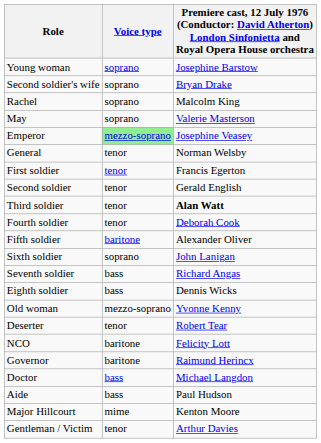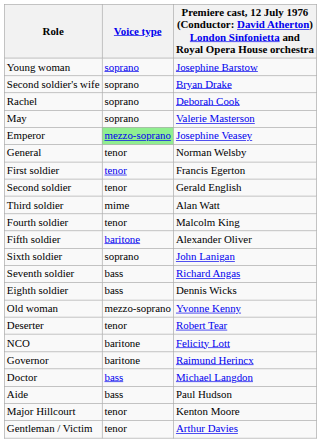(208, 101) Malcolm King -> (208, 101) Deborah Cook
(116, 205) tenor -> (117, 205) mime
(200, 205) bold -> (198, 205) normal
(208, 222) Deborah Cook -> (208, 222) Malcolm King
(117, 412) mime -> (116, 412) tenor
